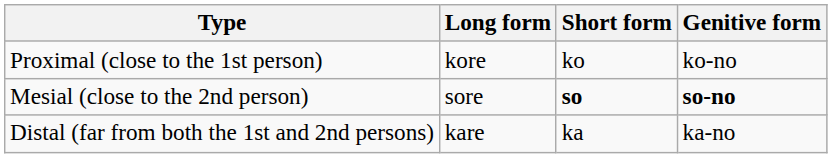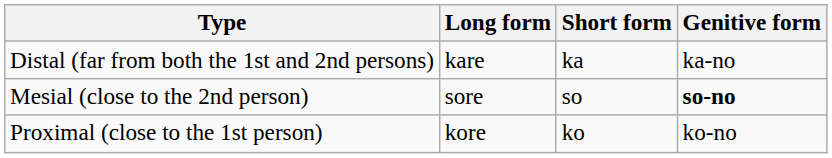rows swapped: (166, 59) <-> (222, 133)
(572, 96) bold -> (572, 96) normal
